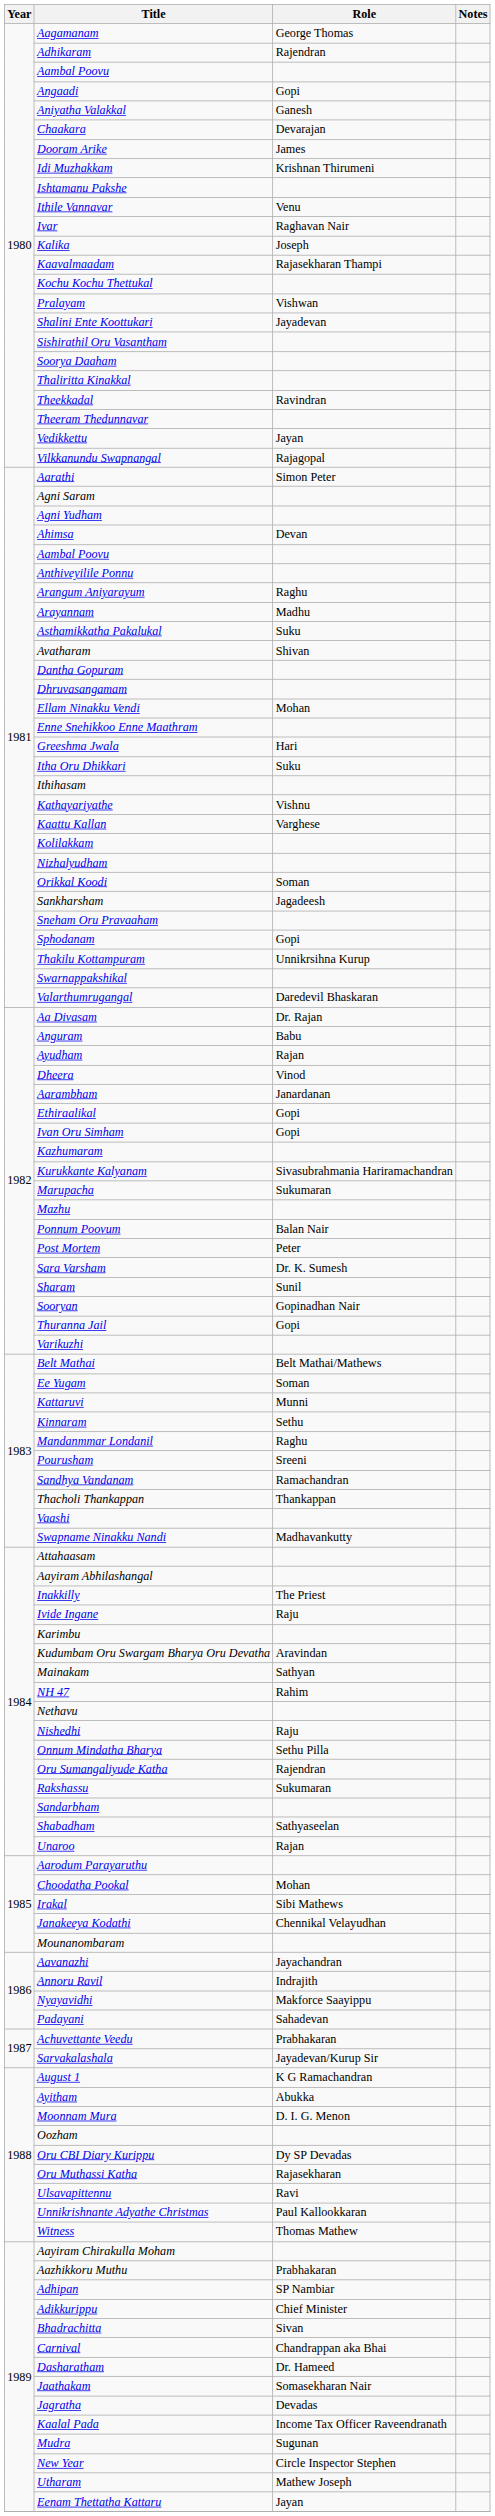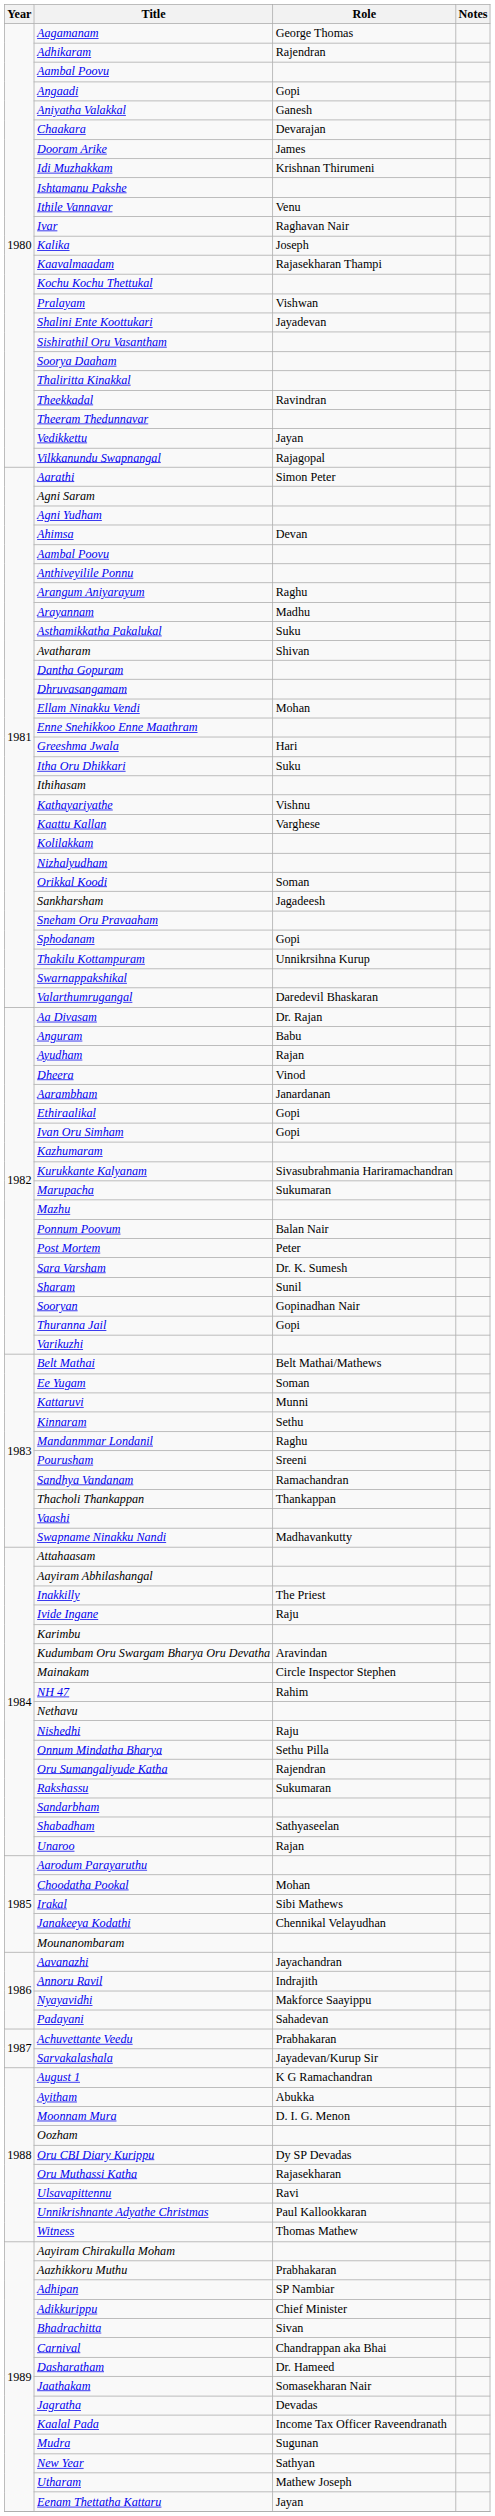(295, 1672) Sathyan -> (336, 1672) Circle Inspector Stephen
(336, 2463) Circle Inspector Stephen -> (295, 2463) Sathyan
